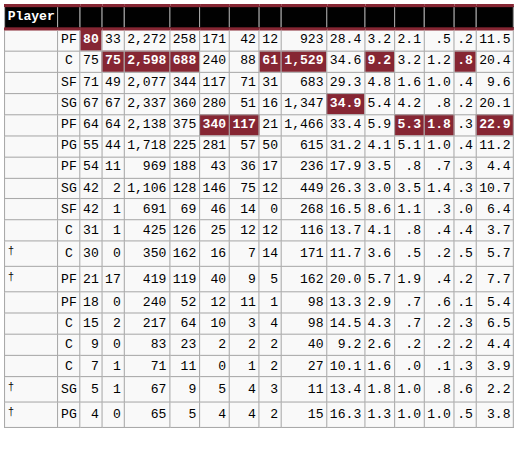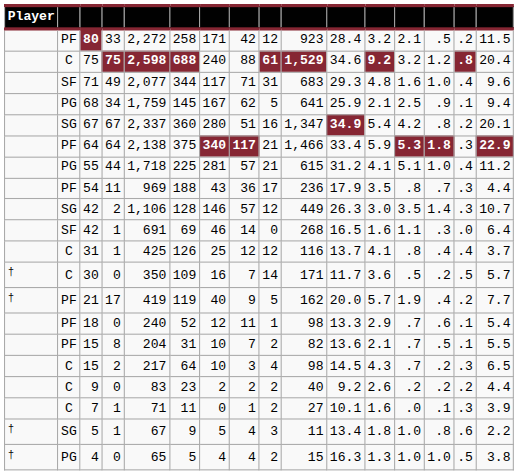+ row: (91, 104)
(270, 146) 50 -> (270, 168) 21
(248, 189) 75 -> (248, 210) 57
(379, 210) 8.6 -> (379, 231) 1.6
(184, 254) 162 -> (184, 275) 109
+ row: (91, 345)
